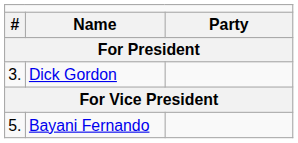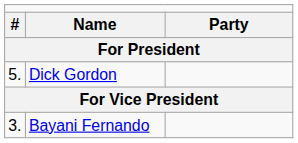(15, 75) 3. -> (15, 75) 5.
(15, 125) 5. -> (15, 125) 3.
